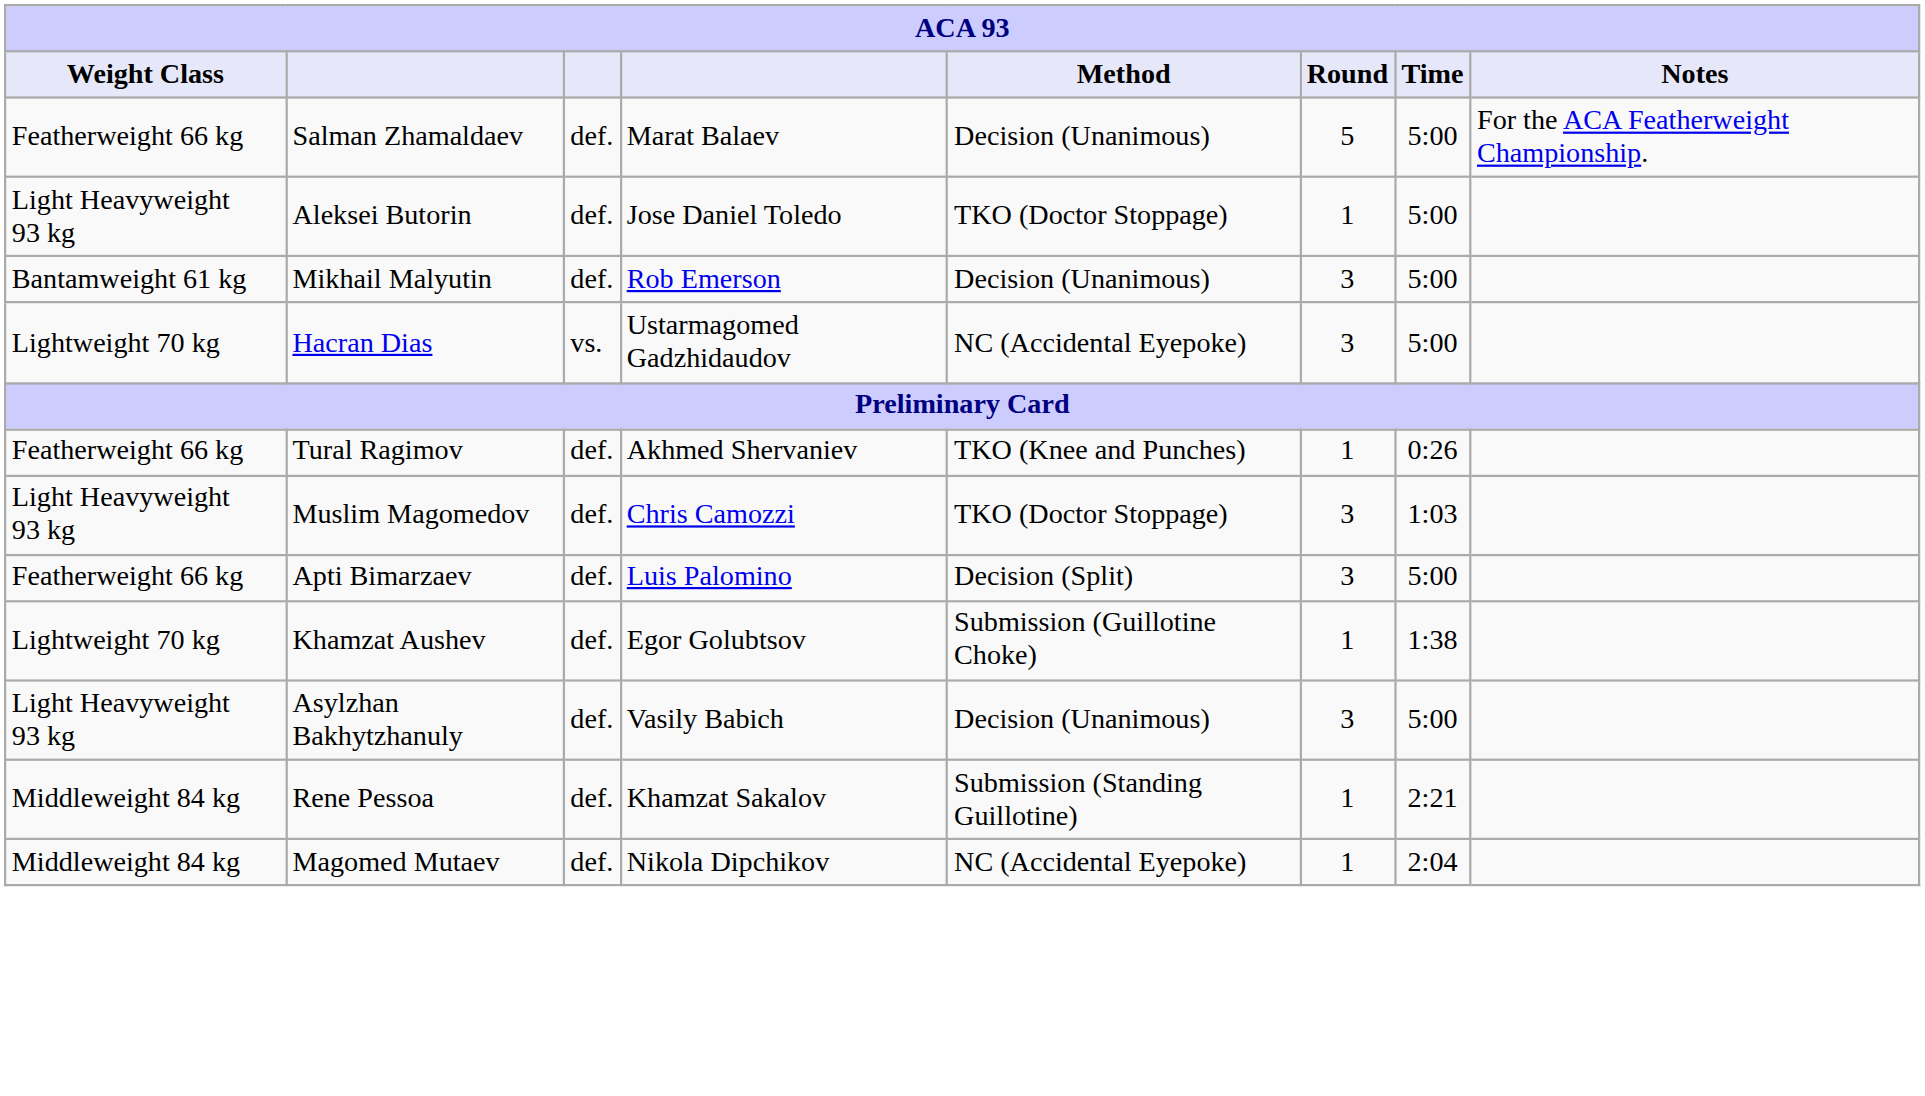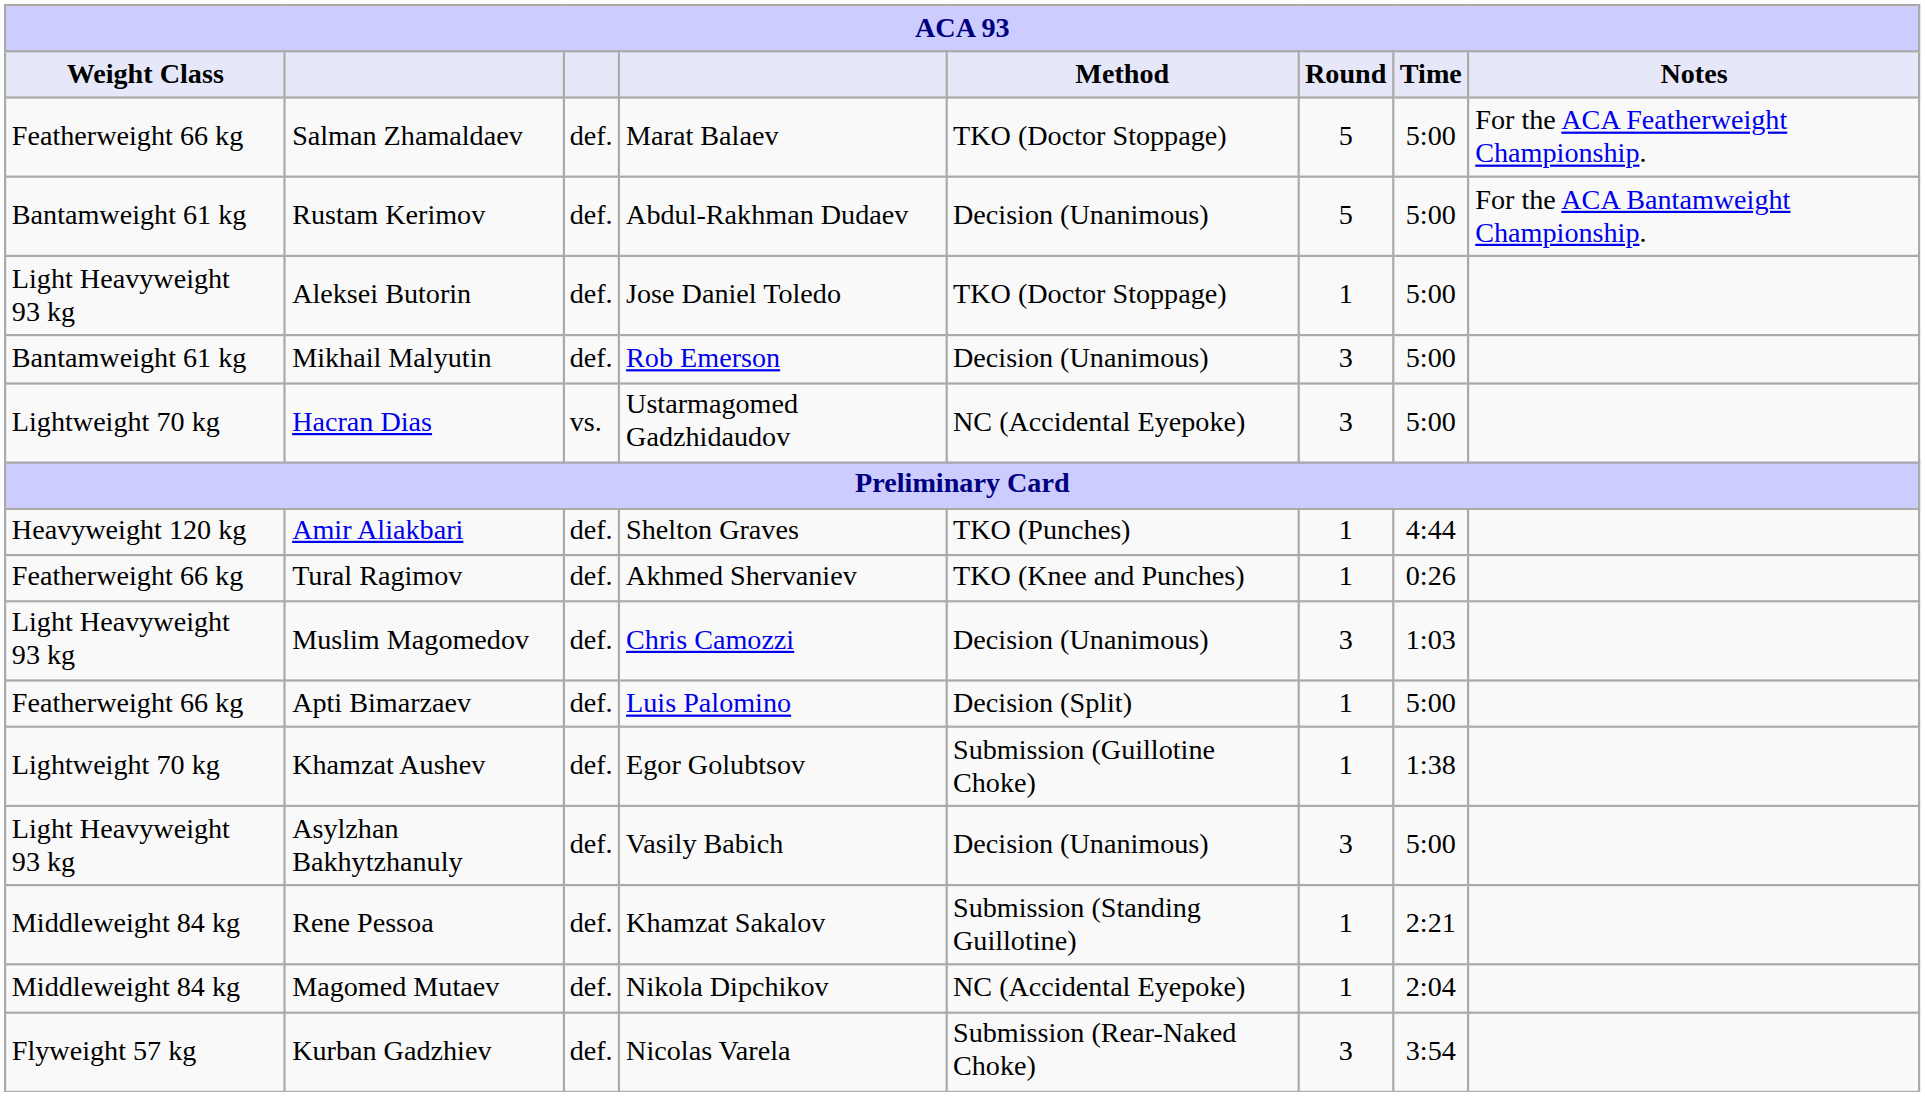(1082, 136) Decision (Unanimous) -> (1090, 136) TKO (Doctor Stoppage)
+ row: (389, 216)
+ row: (378, 530)
(1091, 514) TKO (Doctor Stoppage) -> (1081, 640) Decision (Unanimous)
(1347, 577) 3 -> (1346, 702) 1
+ row: (392, 1050)
